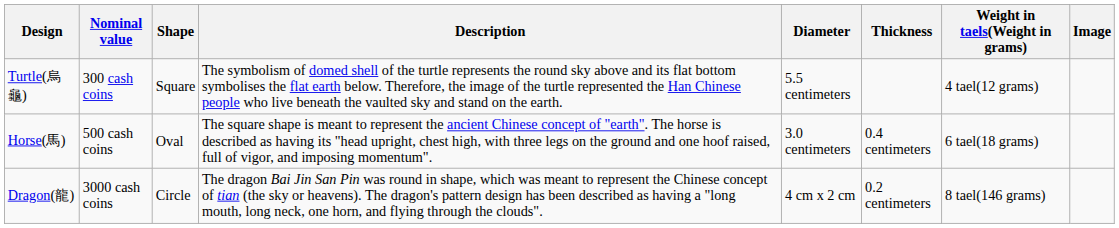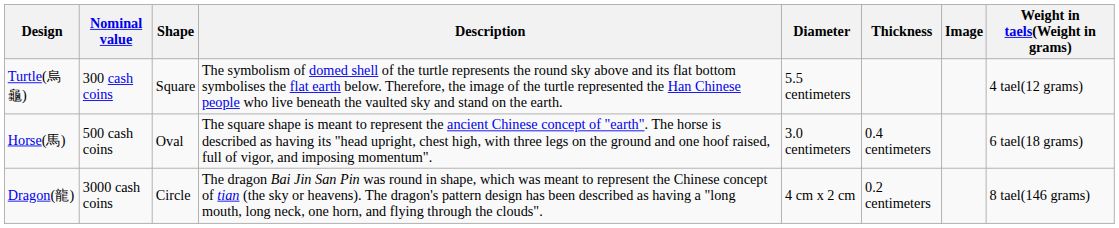columns swapped: (1006, 31) <-> (1092, 31)
